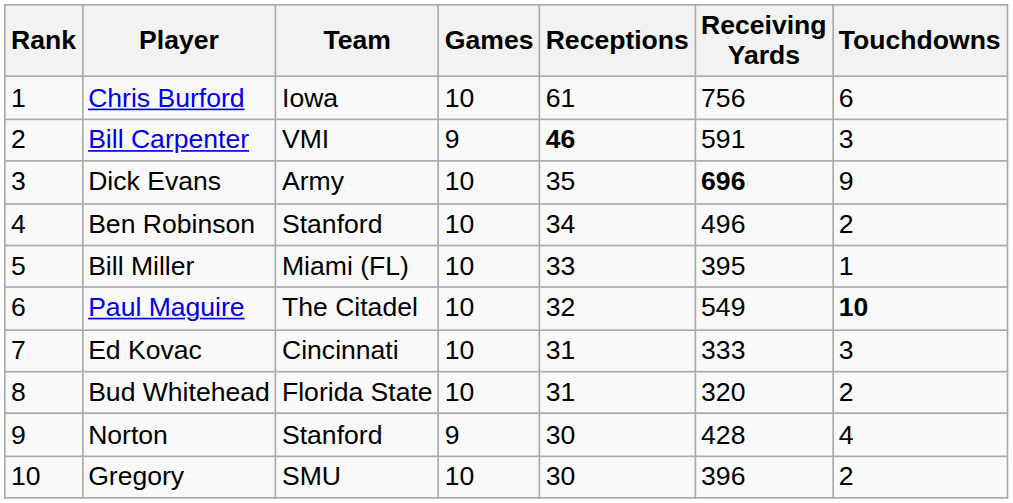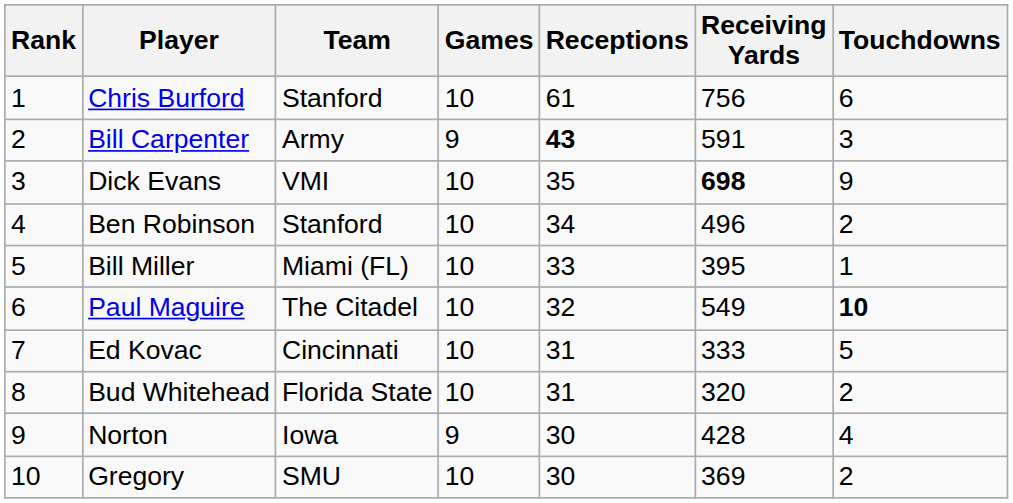(310, 97) Iowa -> (332, 97) Stanford
(306, 139) VMI -> (313, 139) Army
(560, 139) 46 -> (560, 139) 43
(313, 181) Army -> (306, 181) VMI
(723, 181) 696 -> (723, 181) 698
(846, 350) 3 -> (846, 350) 5
(332, 434) Stanford -> (310, 434) Iowa
(723, 476) 396 -> (723, 476) 369
